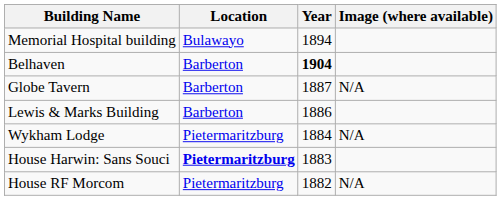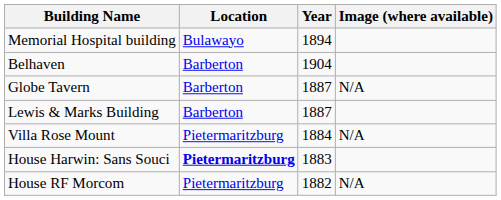(317, 64) bold -> (317, 64) normal
(317, 111) 1886 -> (317, 111) 1887
+ row: (61, 135)
- row: (56, 135)
